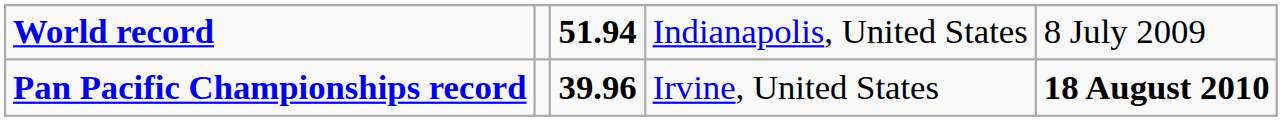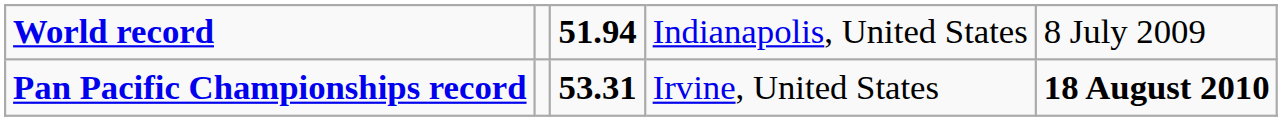(598, 87) 39.96 -> (598, 87) 53.31
